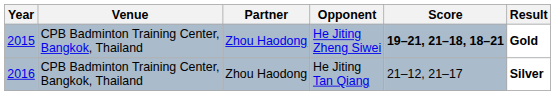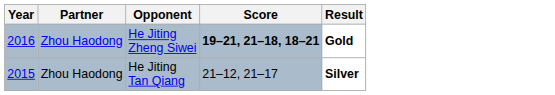- column: (130, 15)
(21, 41) 2015 -> (21, 41) 2016
(21, 74) 2016 -> (21, 74) 2015
